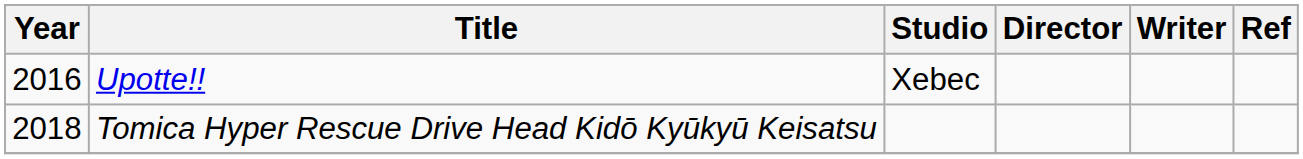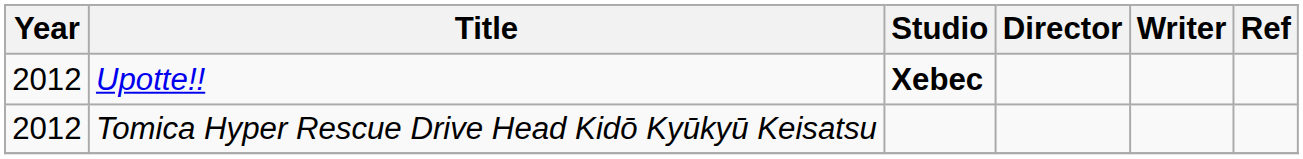(47, 78) 2016 -> (47, 78) 2012
(936, 78) normal -> (937, 78) bold
(47, 128) 2018 -> (47, 128) 2012
